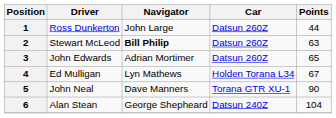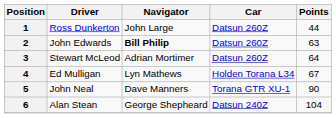(85, 43) Stewart McLeod -> (80, 43) John Edwards
(80, 58) John Edwards -> (85, 58) Stewart McLeod
(314, 58) 65 -> (314, 58) 64
